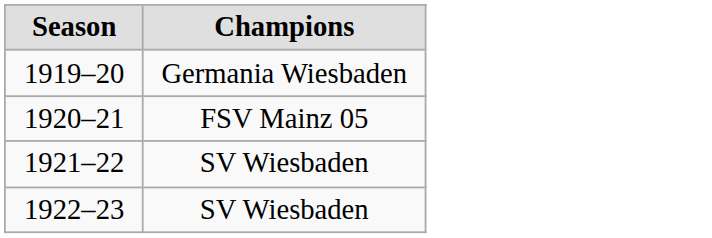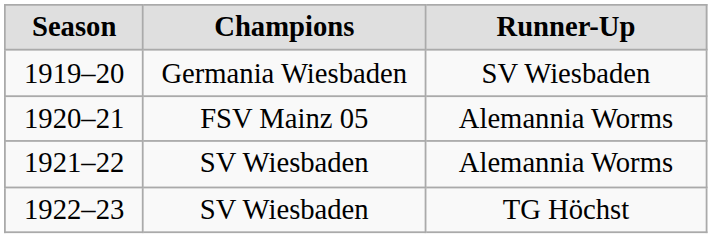+ column: (566, 27)
